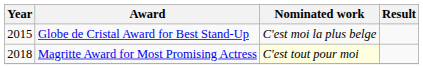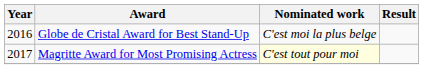(20, 34) 2015 -> (20, 34) 2016
(20, 53) 2018 -> (20, 53) 2017
